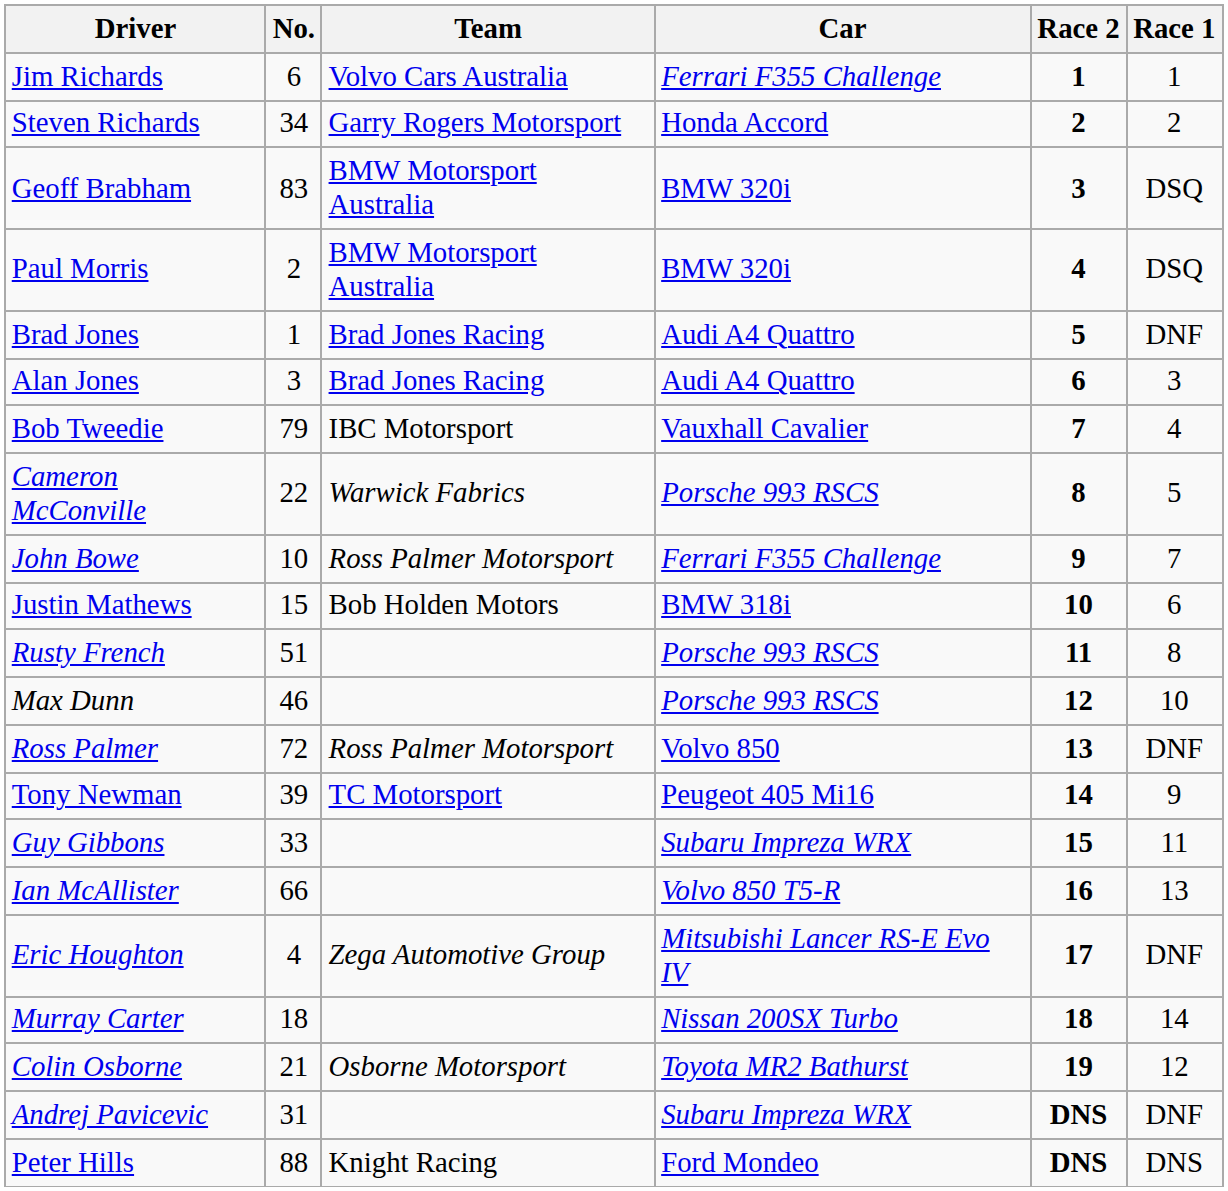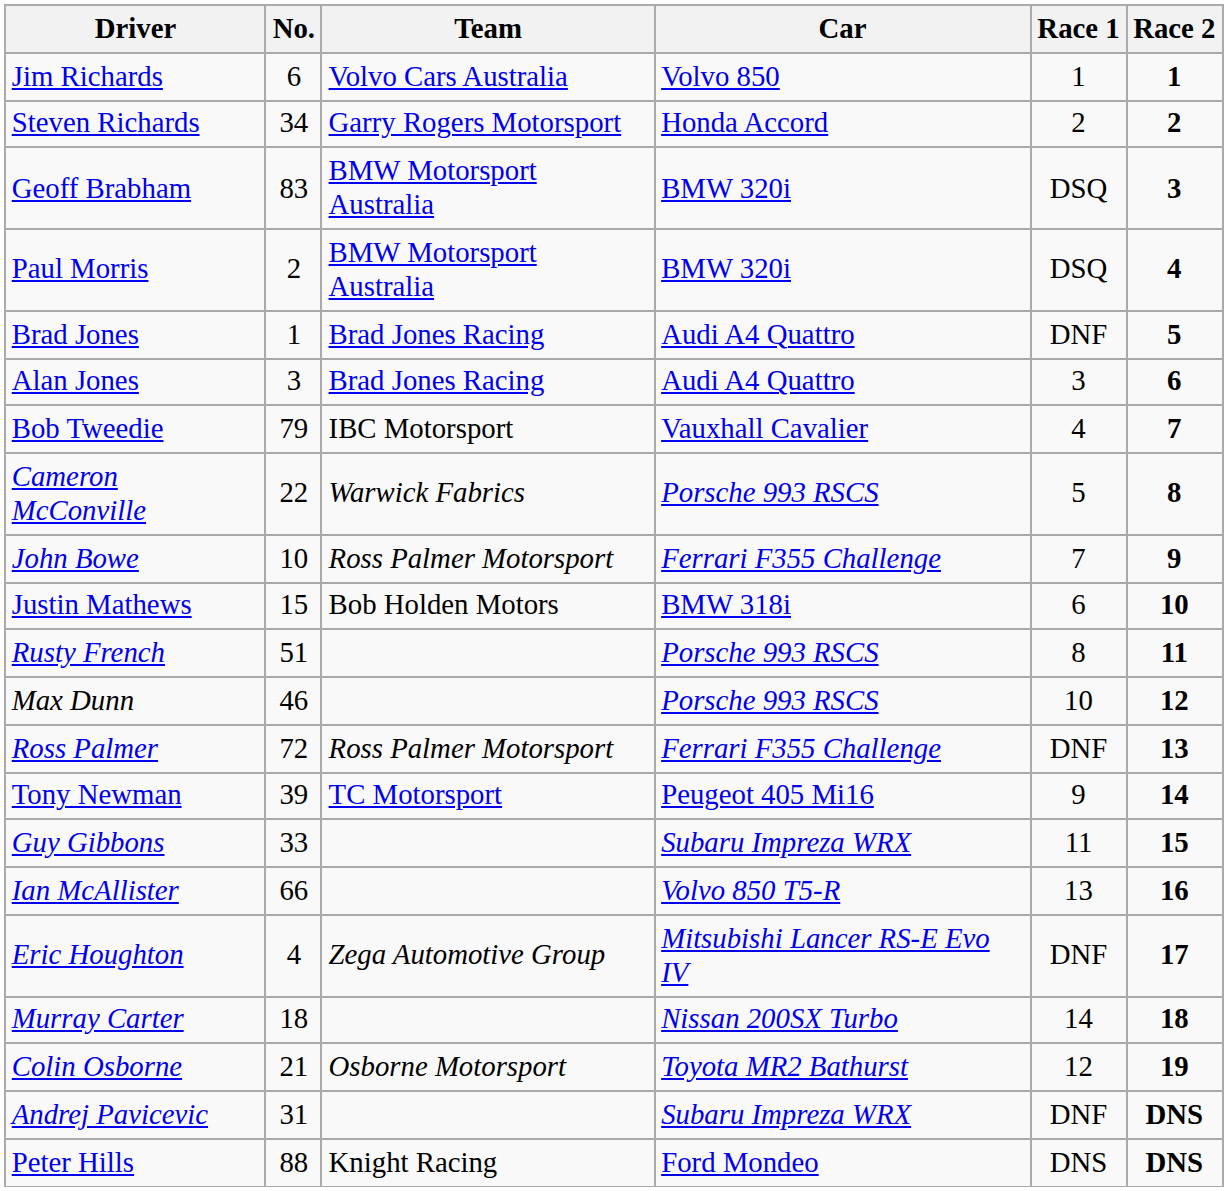columns swapped: (1174, 28) <-> (1078, 28)
(801, 76) Ferrari F355 Challenge -> (720, 76) Volvo 850
(720, 748) Volvo 850 -> (801, 748) Ferrari F355 Challenge
